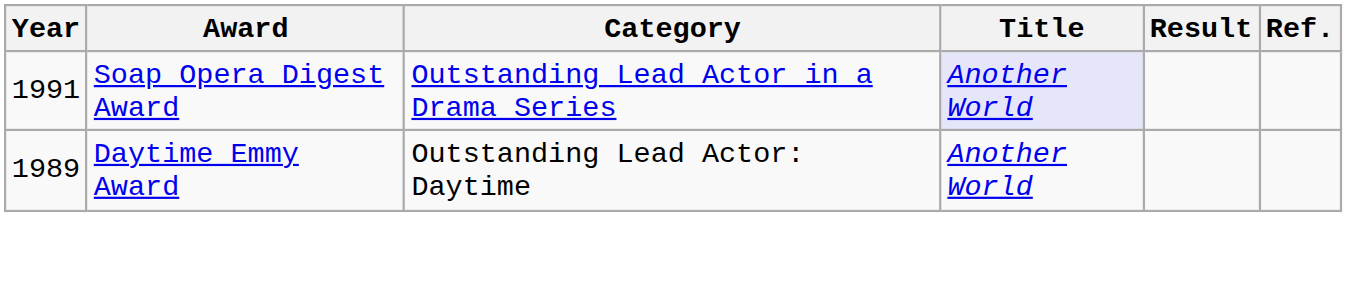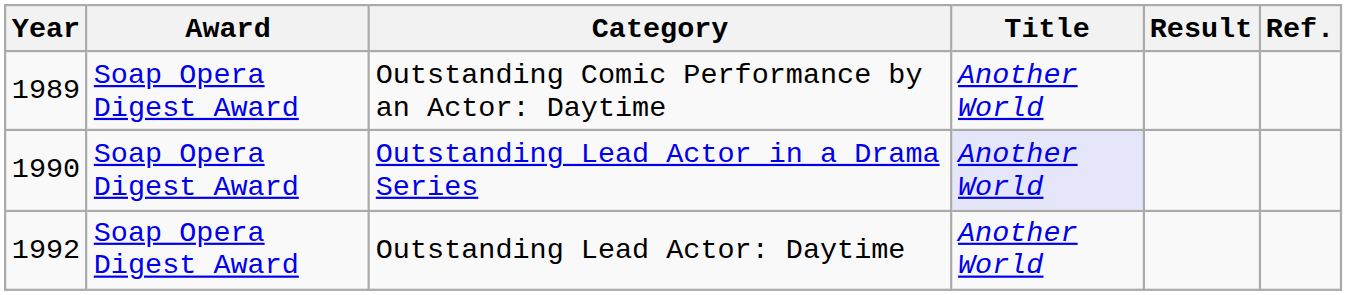+ row: (649, 91)
(46, 91) 1991 -> (46, 170) 1990
(46, 170) 1989 -> (46, 250) 1992
(196, 170) Daytime Emmy Award -> (196, 250) Soap Opera Digest Award
